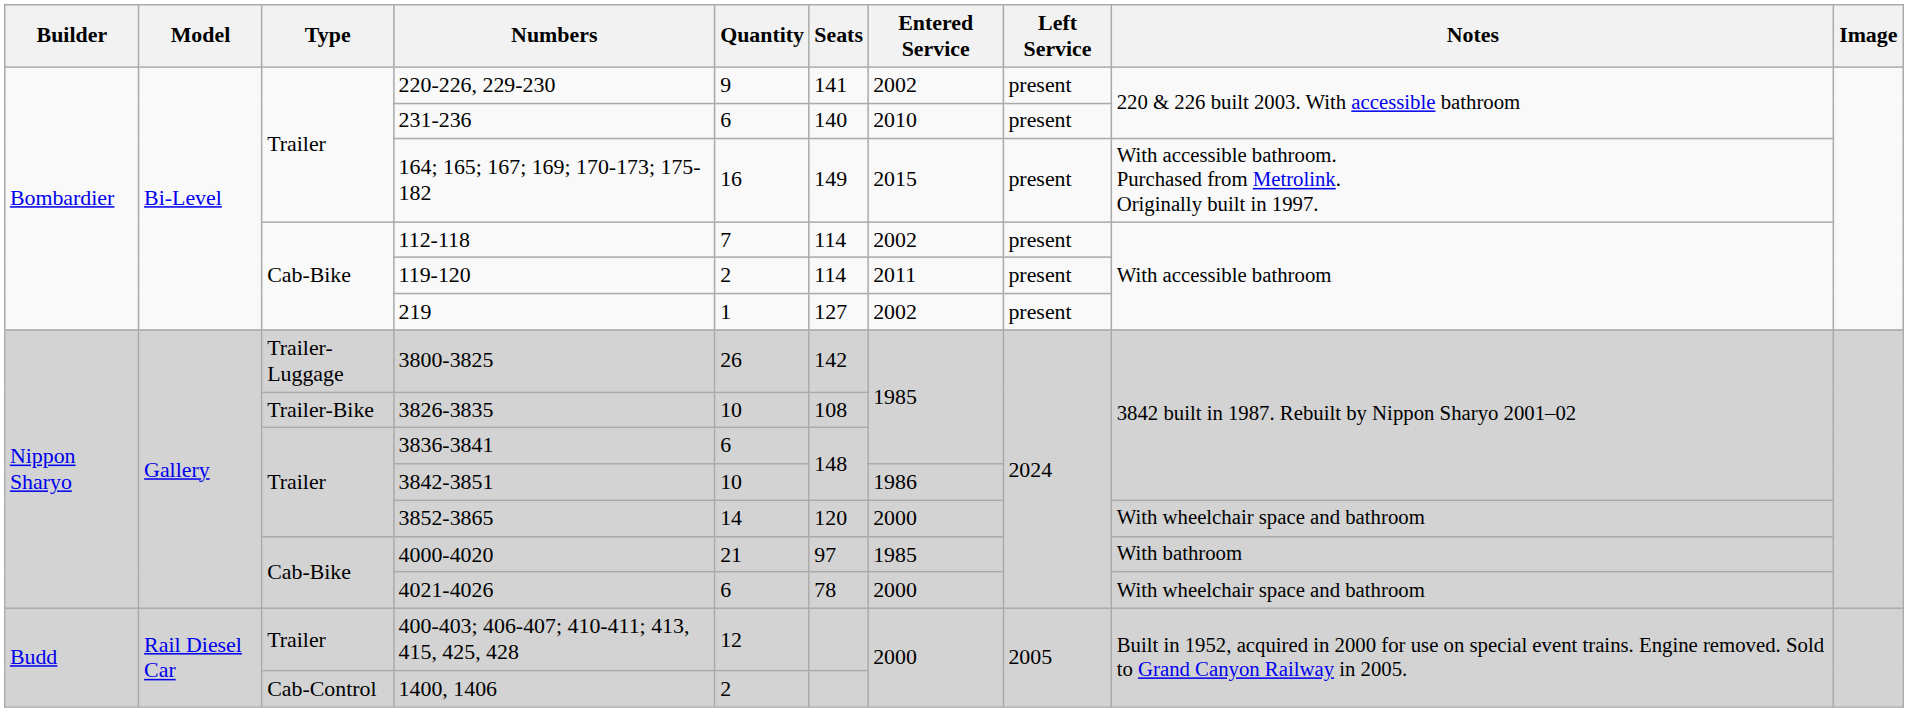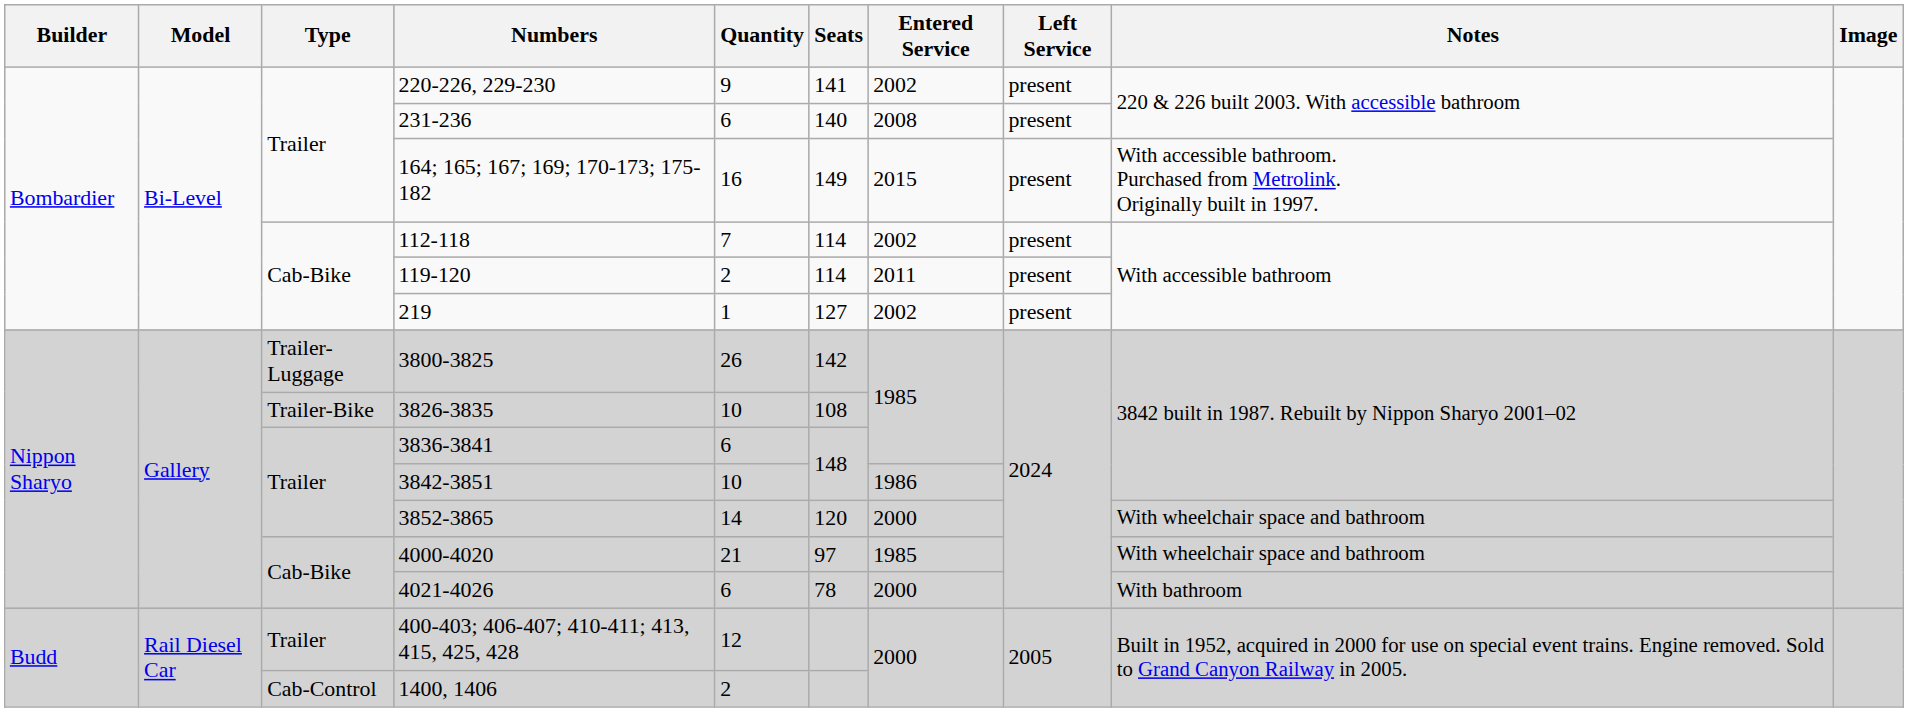(895, 120) 2010 -> (895, 120) 2008
(1179, 554) With bathroom -> (1271, 554) With wheelchair space and bathroom
(1271, 590) With wheelchair space and bathroom -> (1179, 590) With bathroom
